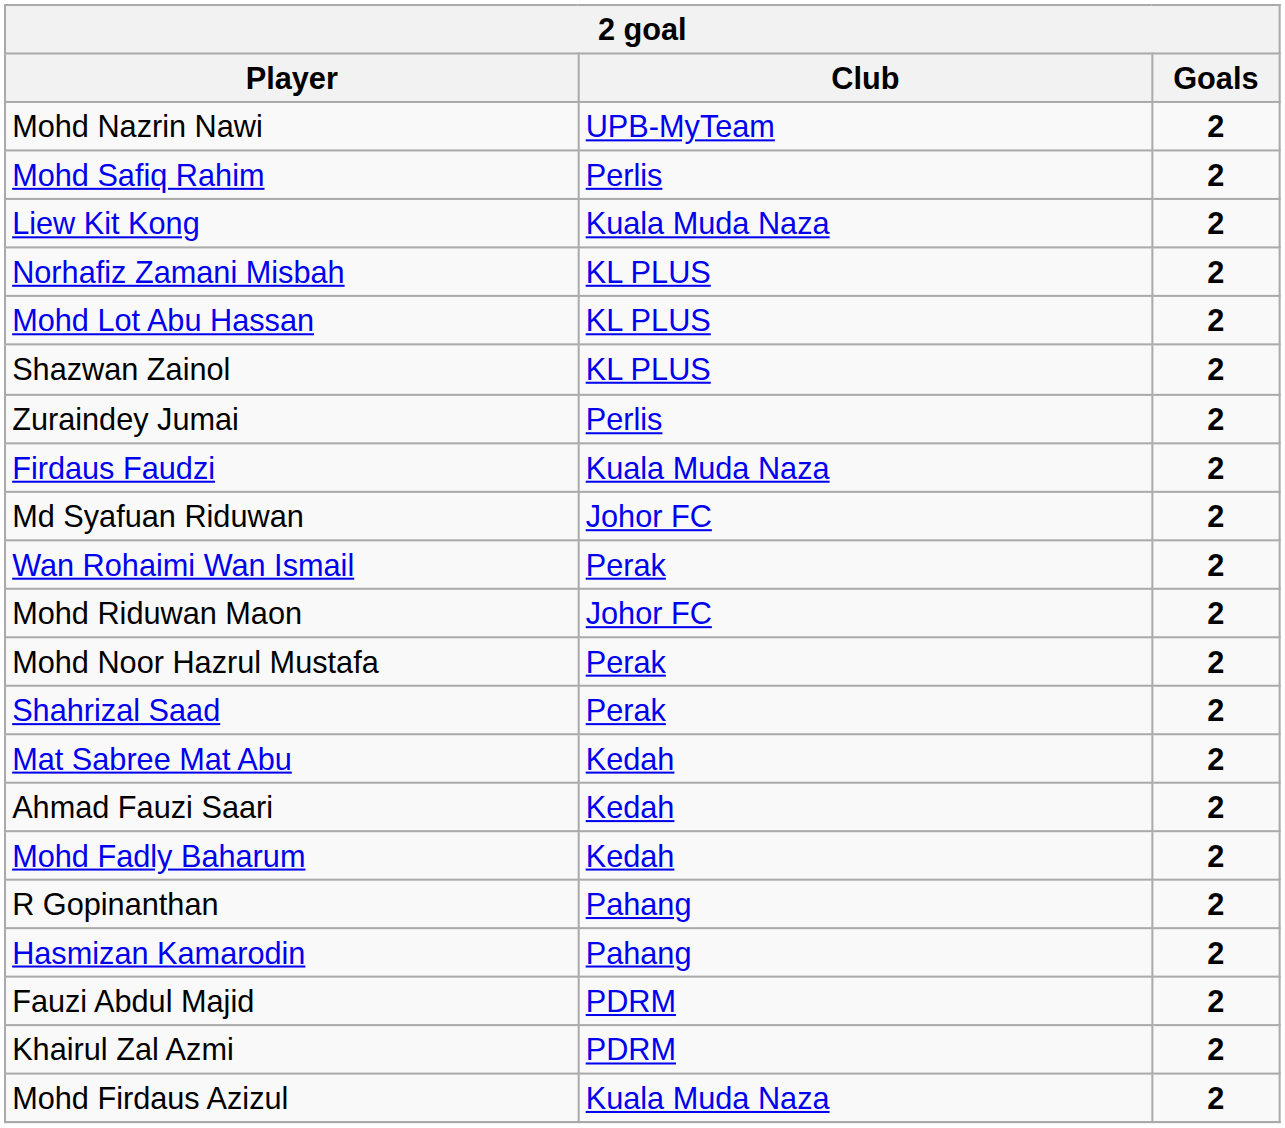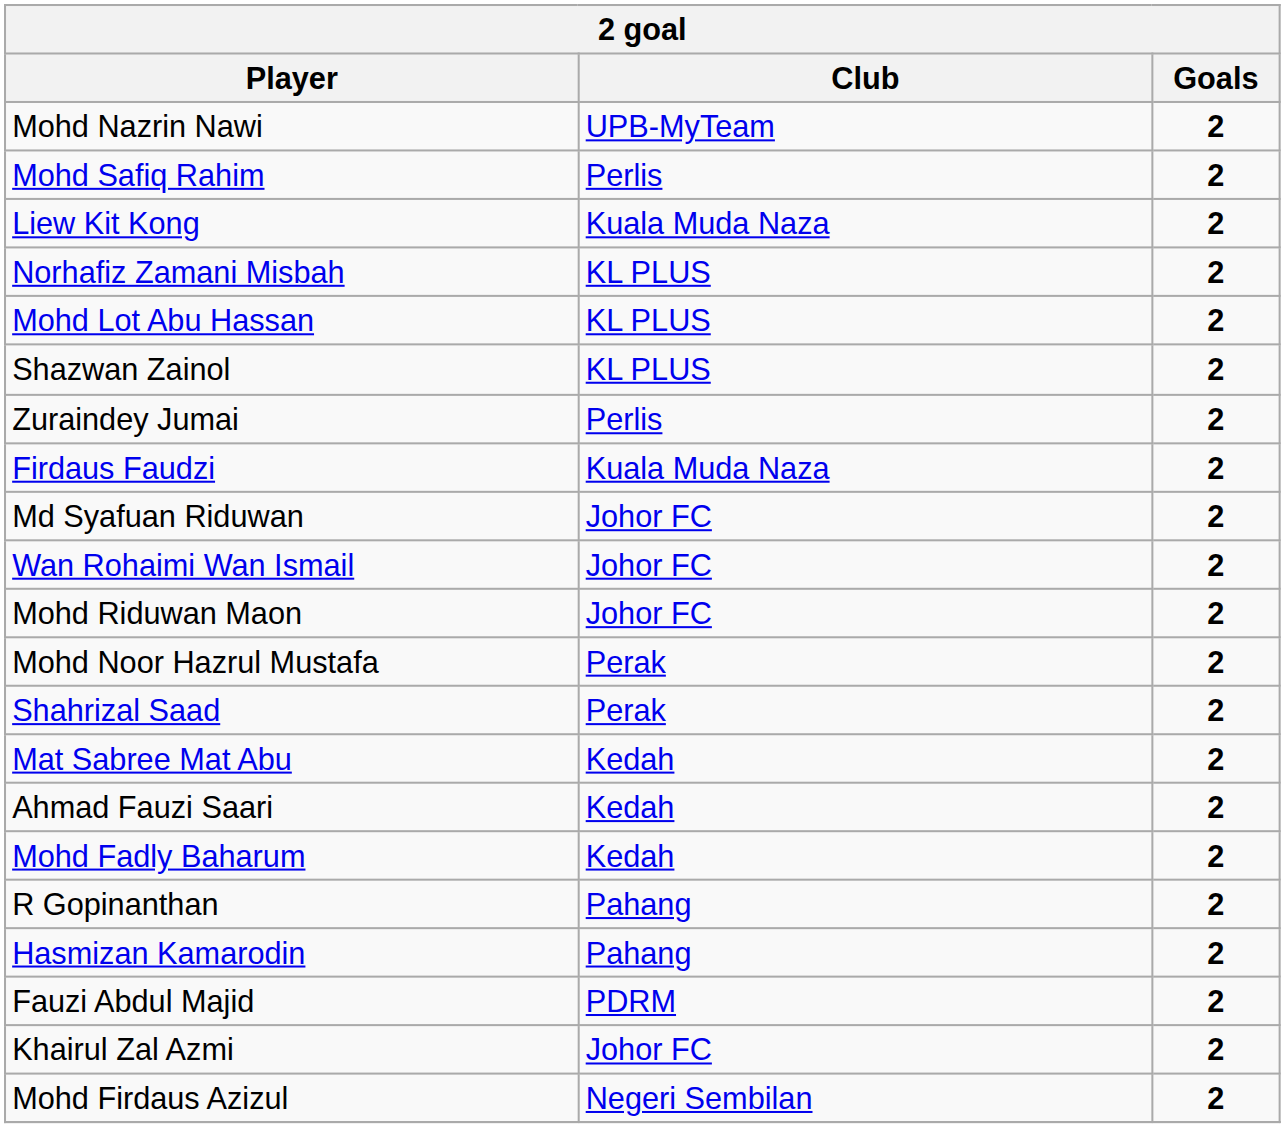(626, 564) Perak -> (649, 564) Johor FC
(631, 1050) PDRM -> (649, 1050) Johor FC
(708, 1099) Kuala Muda Naza -> (699, 1099) Negeri Sembilan
